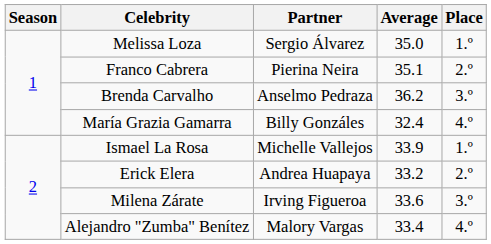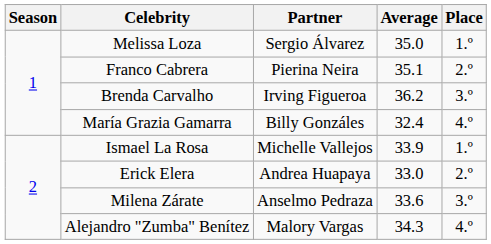(315, 95) Anselmo Pedraza -> (315, 95) Irving Figueroa
(409, 174) 33.2 -> (409, 174) 33.0
(315, 200) Irving Figueroa -> (315, 200) Anselmo Pedraza
(409, 226) 33.4 -> (409, 226) 34.3
